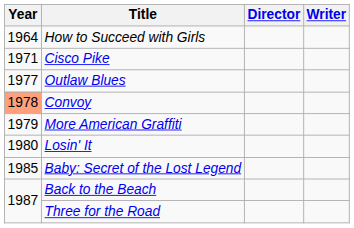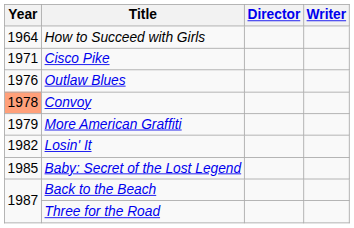(23, 80) 1977 -> (23, 80) 1976
(23, 146) 1980 -> (23, 146) 1982
